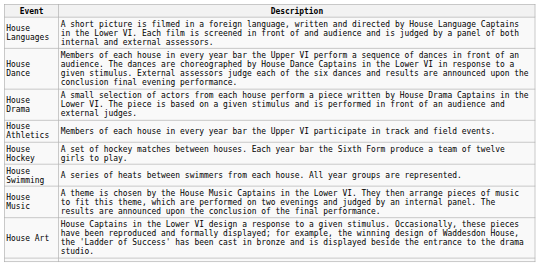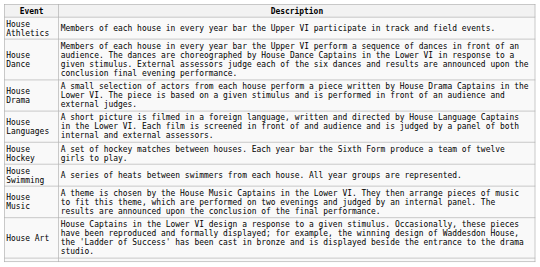rows swapped: (28, 131) <-> (28, 33)
